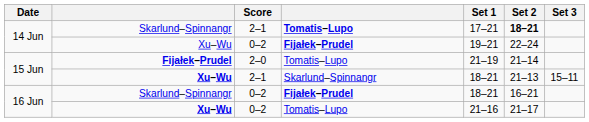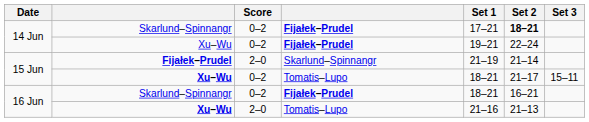(258, 29) 2–1 -> (258, 29) 0–2
(318, 29) Tomatis–Lupo -> (318, 29) Fijałek–Prudel
(316, 61) Tomatis–Lupo -> (330, 61) Skarlund–Spinnangr
(258, 77) 2–1 -> (258, 77) 0–2
(330, 77) Skarlund–Spinnangr -> (316, 77) Tomatis–Lupo
(524, 77) 21–13 -> (524, 77) 21–17
(258, 110) 0–2 -> (258, 110) 2–0
(524, 110) 21–17 -> (524, 110) 21–13
